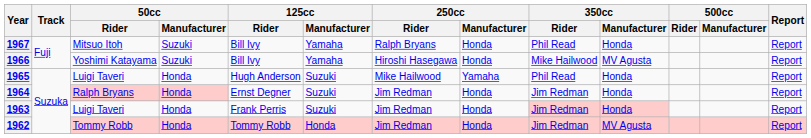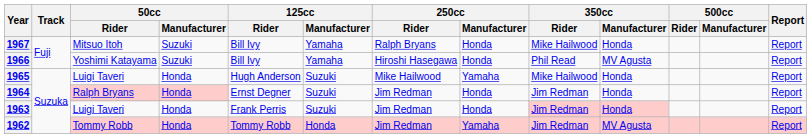(553, 45) Phil Read -> (564, 45) Mike Hailwood
(564, 61) Mike Hailwood -> (553, 61) Phil Read
(553, 77) Phil Read -> (564, 77) Mike Hailwood
(477, 125) Honda -> (481, 125) Yamaha
